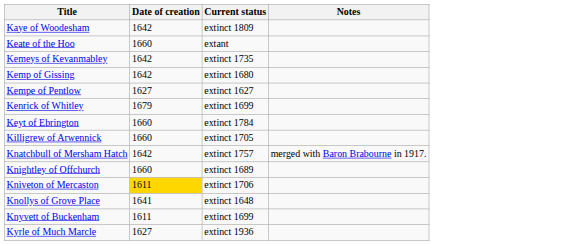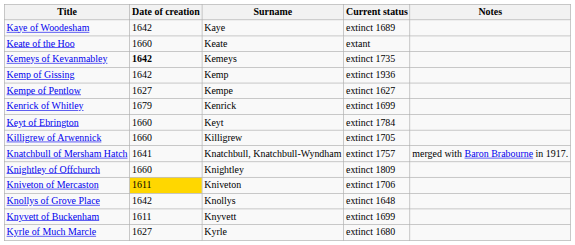+ column: (273, 12)
(229, 28) extinct 1809 -> (371, 28) extinct 1689
(142, 59) normal -> (142, 59) bold
(229, 75) extinct 1680 -> (371, 75) extinct 1936
(142, 153) 1642 -> (142, 153) 1641
(229, 169) extinct 1689 -> (371, 169) extinct 1809
(142, 201) 1641 -> (142, 201) 1642
(229, 232) extinct 1936 -> (371, 232) extinct 1680
